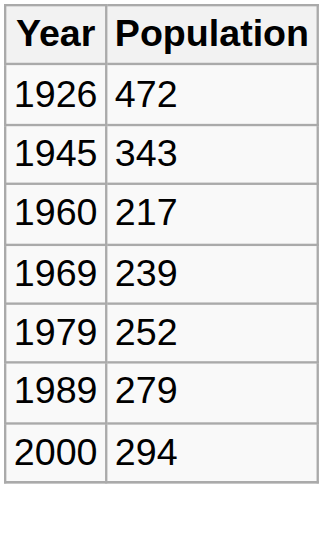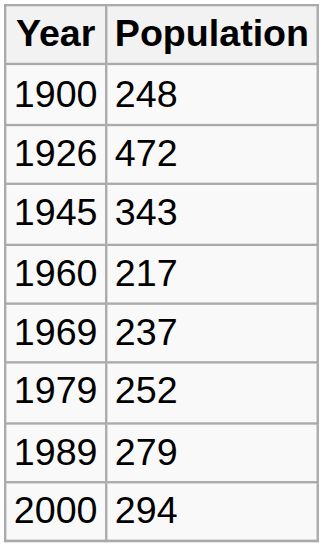+ row: (56, 93)
(146, 272) 239 -> (146, 332) 237
